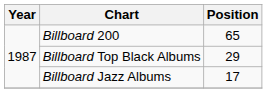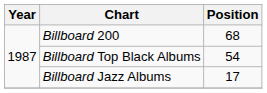(233, 35) 65 -> (233, 35) 68
(233, 56) 29 -> (233, 56) 54
